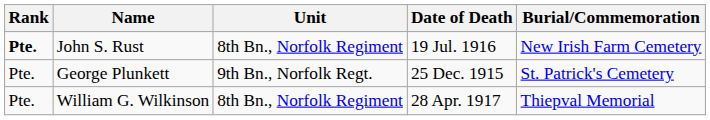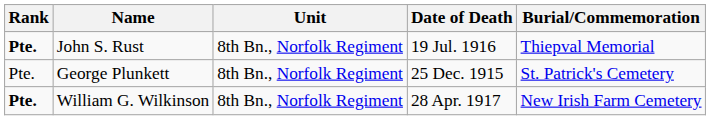(611, 45) New Irish Farm Cemetery -> (588, 45) Thiepval Memorial
(295, 73) 9th Bn., Norfolk Regt. -> (310, 73) 8th Bn., Norfolk Regiment
(22, 100) normal -> (23, 100) bold
(588, 100) Thiepval Memorial -> (611, 100) New Irish Farm Cemetery
